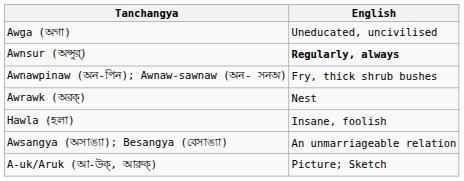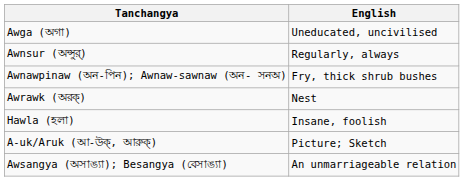(345, 55) bold -> (345, 55) normal
rows swapped: (117, 142) <-> (82, 164)
